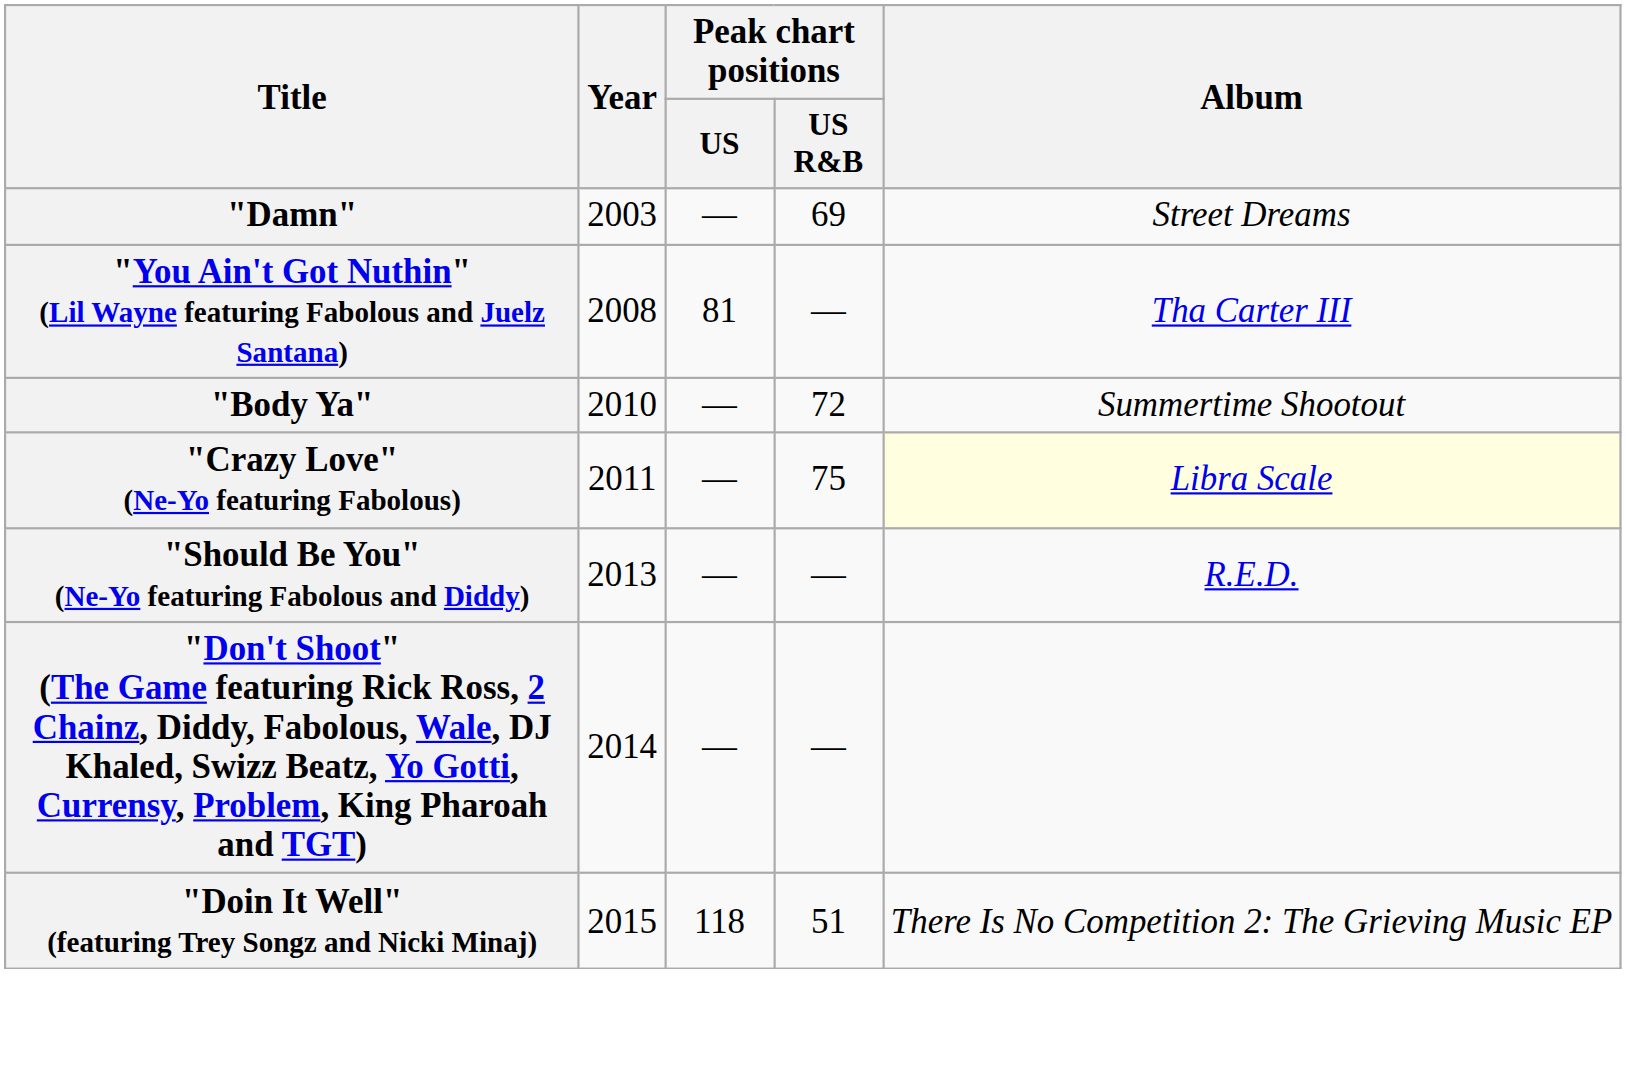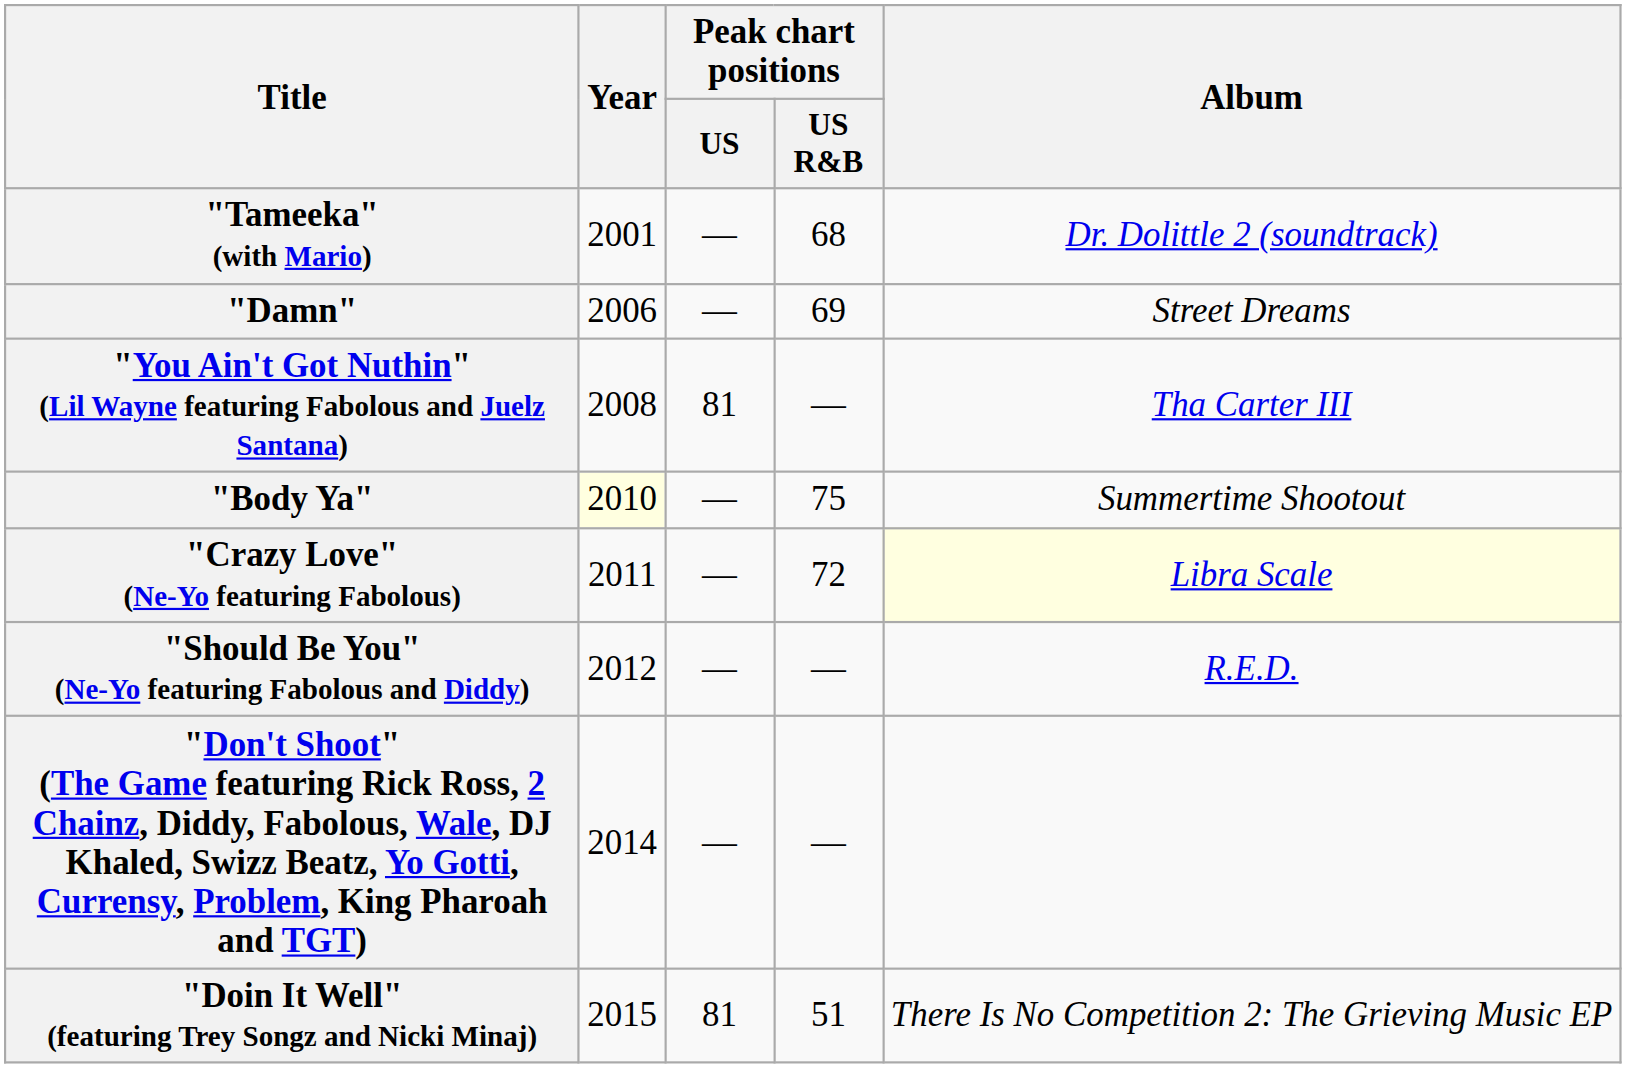+ row: (292, 235)
(622, 215) 2003 -> (622, 310) 2006
(622, 404) no background -> (622, 499) lightyellow background
(828, 404) 72 -> (828, 499) 75
(828, 479) 75 -> (828, 574) 72
(622, 574) 2013 -> (622, 668) 2012
(720, 920) 118 -> (720, 1014) 81
